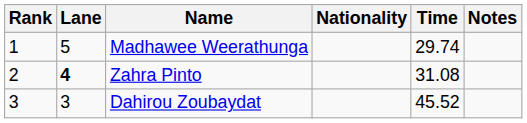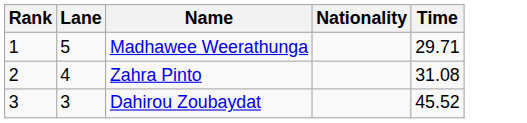- column: (493, 18)
(437, 46) 29.74 -> (437, 46) 29.71
(65, 74) bold -> (65, 74) normal
